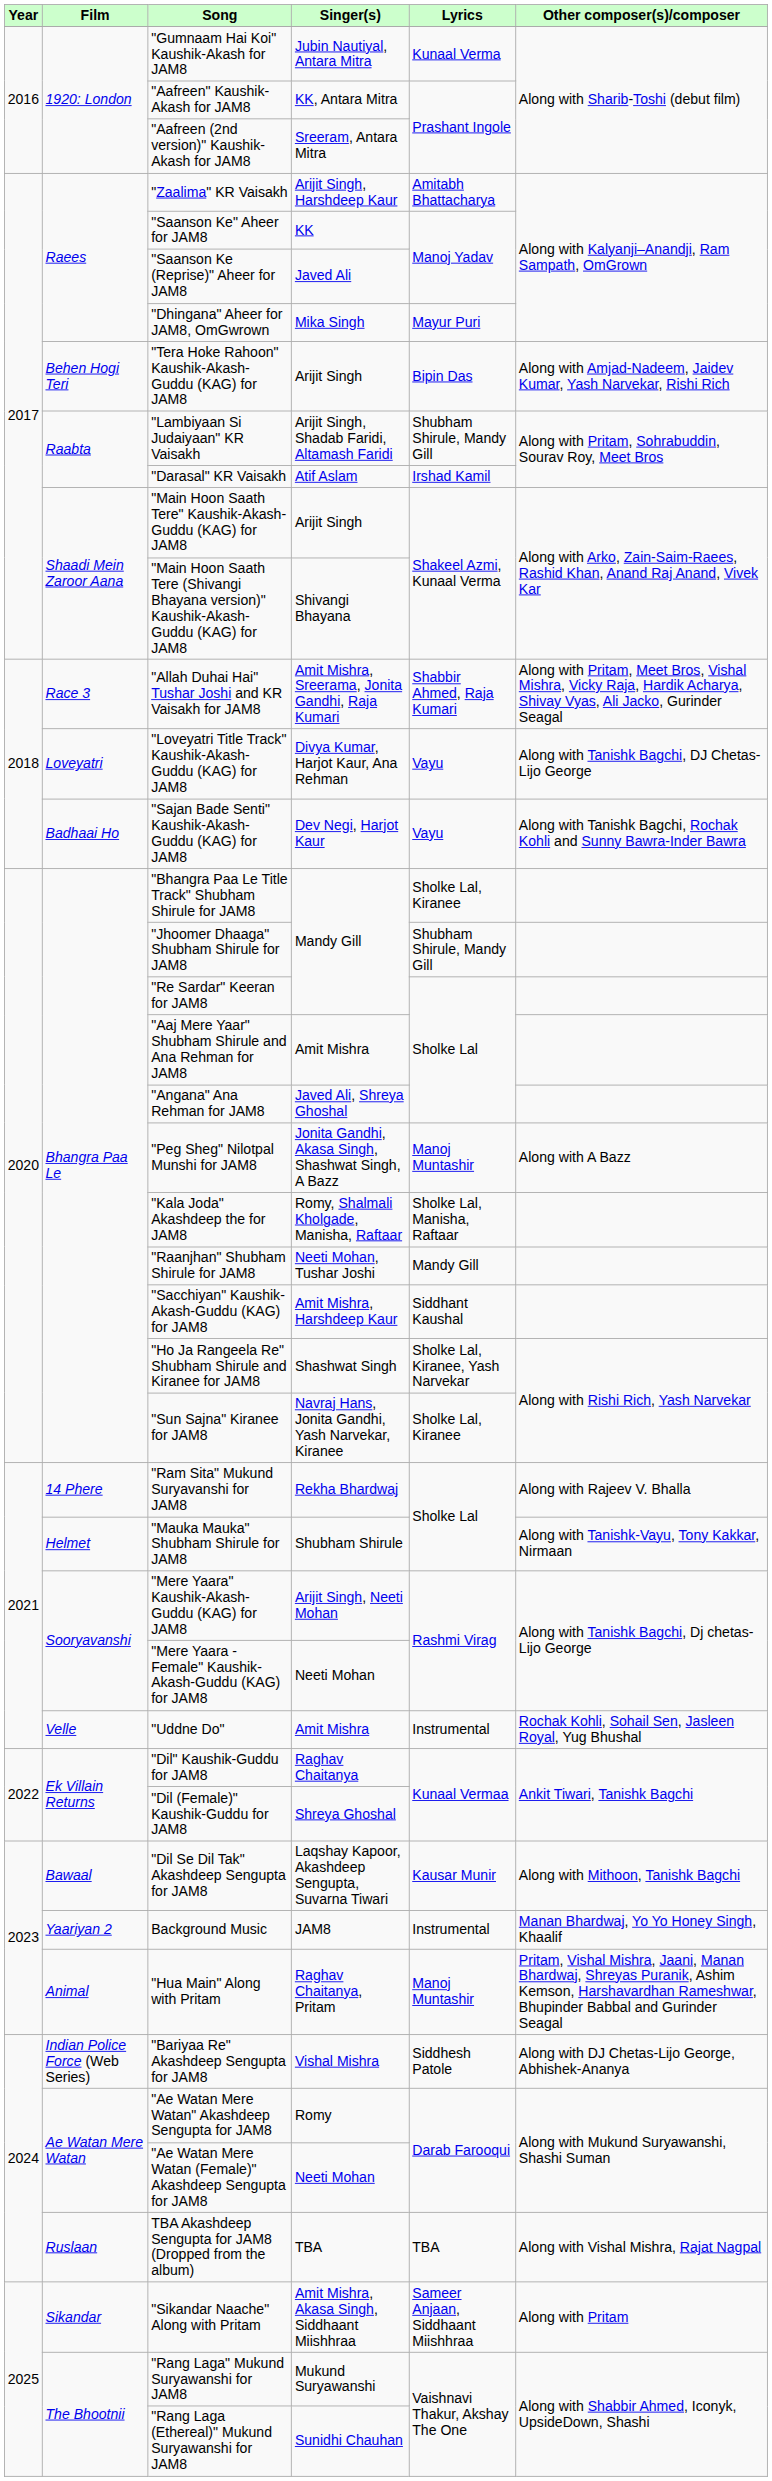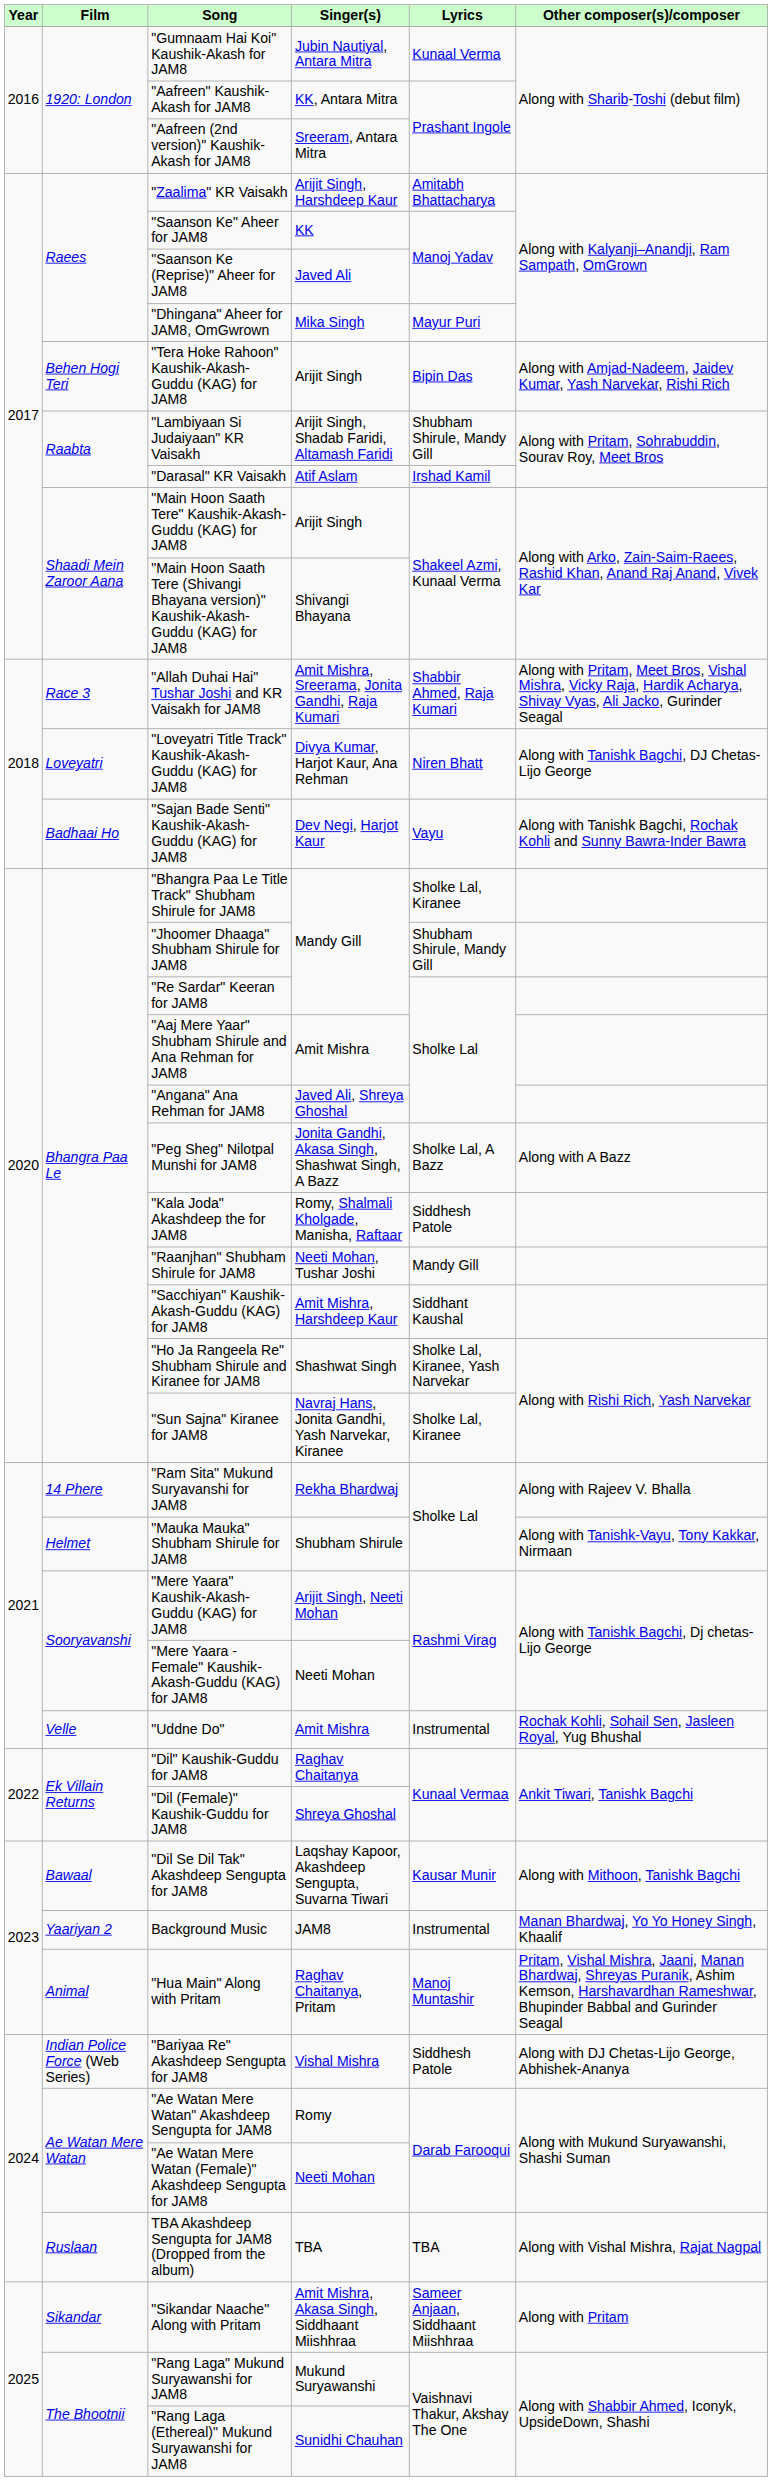(428, 763) Vayu -> (447, 763) Niren Bhatt
(443, 1157) Manoj Muntashir -> (453, 1157) Sholke Lal, A Bazz
(447, 1219) Sholke Lal, Manisha, Raftaar -> (442, 1219) Siddhesh Patole
